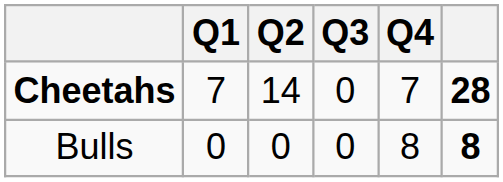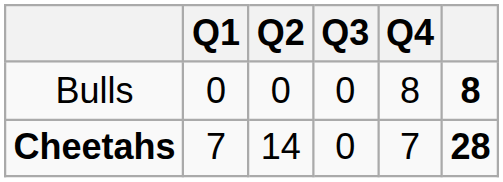rows swapped: (94, 147) <-> (94, 90)
